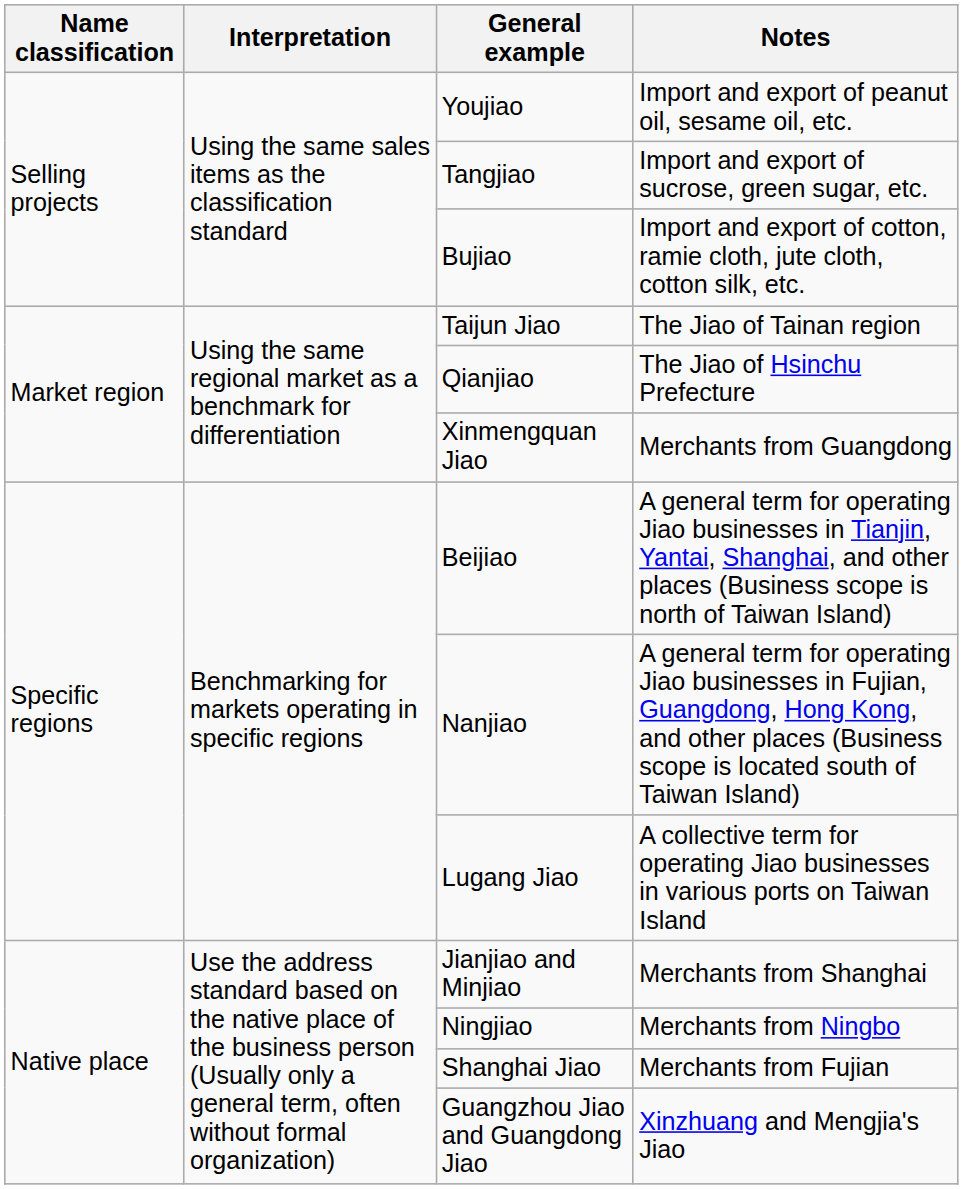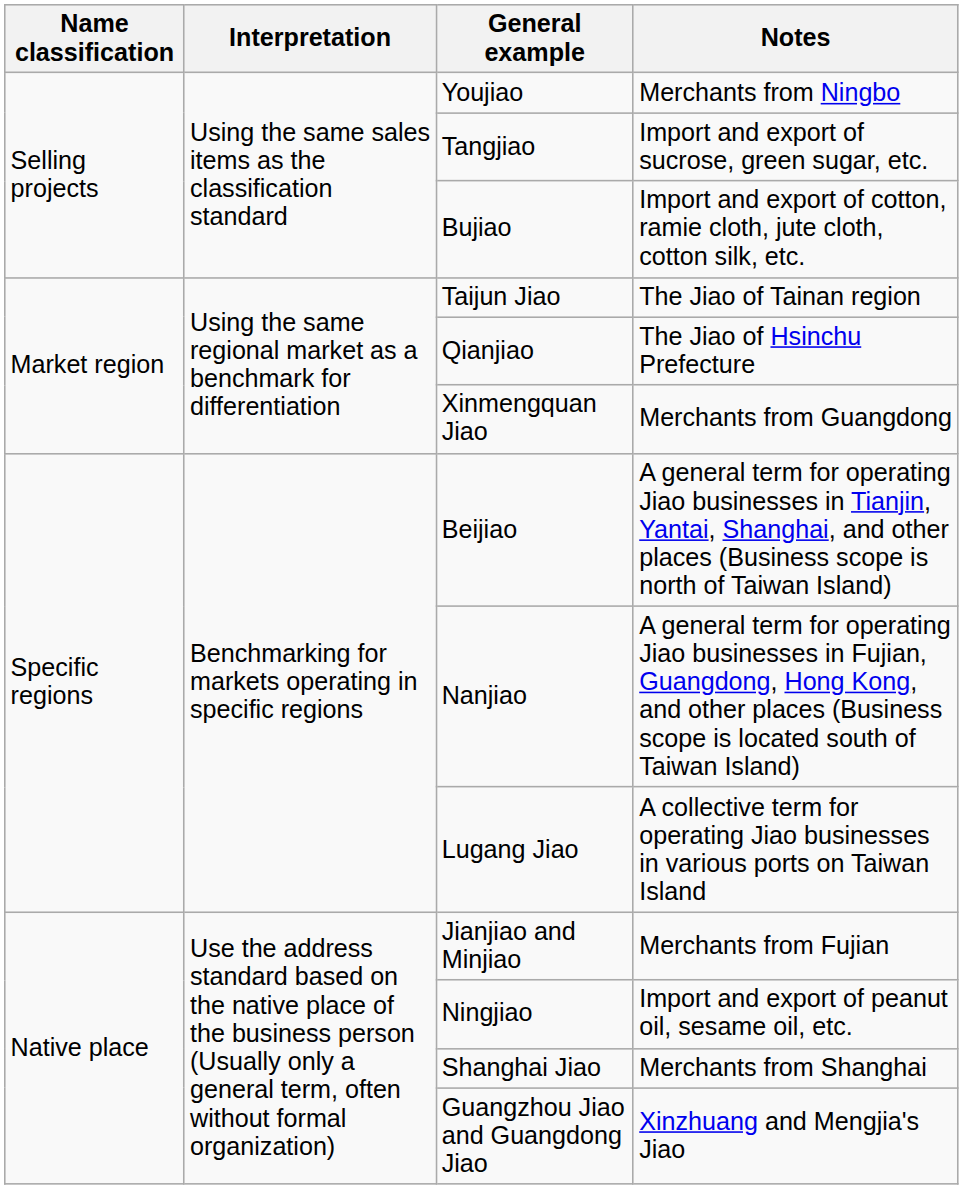(794, 106) Import and export of peanut oil, sesame oil, etc. -> (770, 92) Merchants from Ningbo
(783, 973) Merchants from Shanghai -> (764, 945) Merchants from Fujian
(770, 1027) Merchants from Ningbo -> (794, 1013) Import and export of peanut oil, sesame oil, etc.
(764, 1067) Merchants from Fujian -> (783, 1067) Merchants from Shanghai
